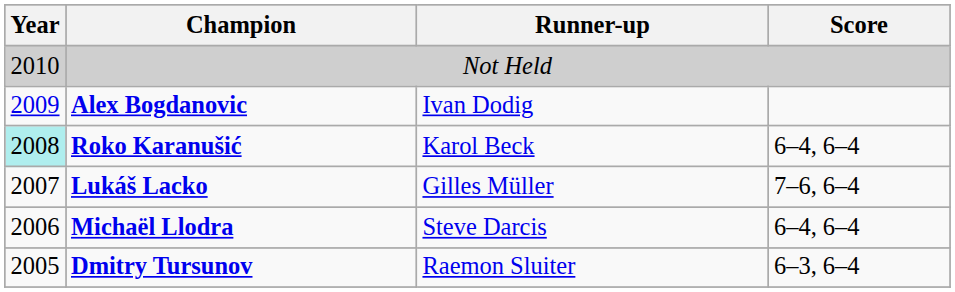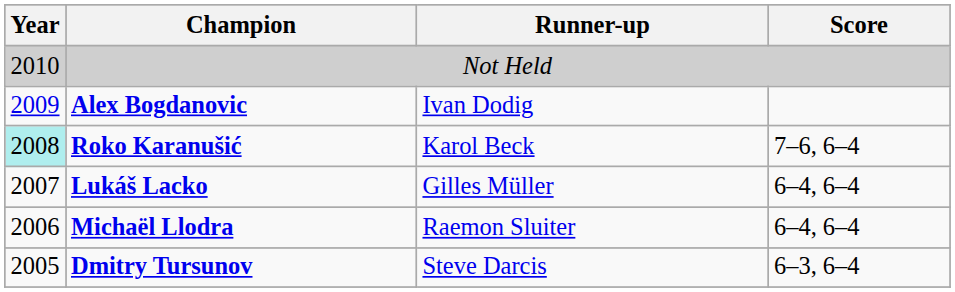(817, 146) 6–4, 6–4 -> (817, 146) 7–6, 6–4
(817, 186) 7–6, 6–4 -> (817, 186) 6–4, 6–4
(485, 226) Steve Darcis -> (499, 226) Raemon Sluiter
(499, 267) Raemon Sluiter -> (485, 267) Steve Darcis
